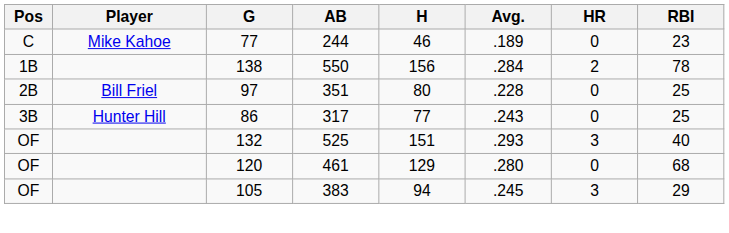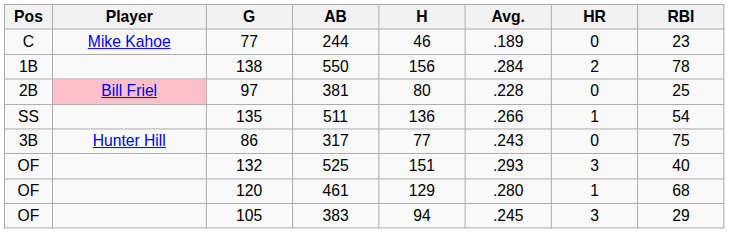(129, 91) no background -> (129, 91) pink background
(336, 91) 351 -> (336, 91) 381
+ row: (249, 116)
(681, 116) 25 -> (681, 141) 75
(595, 166) 0 -> (595, 191) 1
